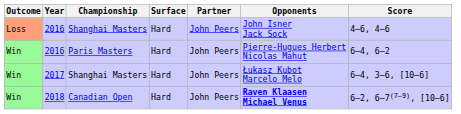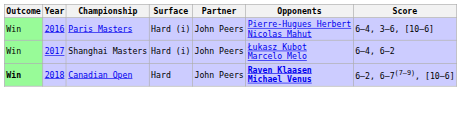- row: (55, 29)
(161, 52) Hard -> (171, 29) Hard (i)
(370, 52) 6–4, 6–2 -> (395, 29) 6–4, 3–6, [10–6]
(161, 75) Hard -> (171, 52) Hard (i)
(390, 75) 6–4, 3–6, [10–6] -> (375, 52) 6–4, 6–2
(14, 97) normal -> (14, 75) bold
